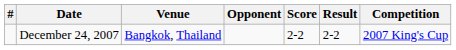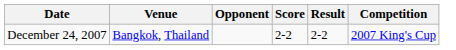- column: (10, 14)
